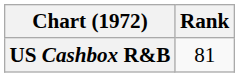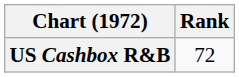(205, 54) 81 -> (205, 54) 72
